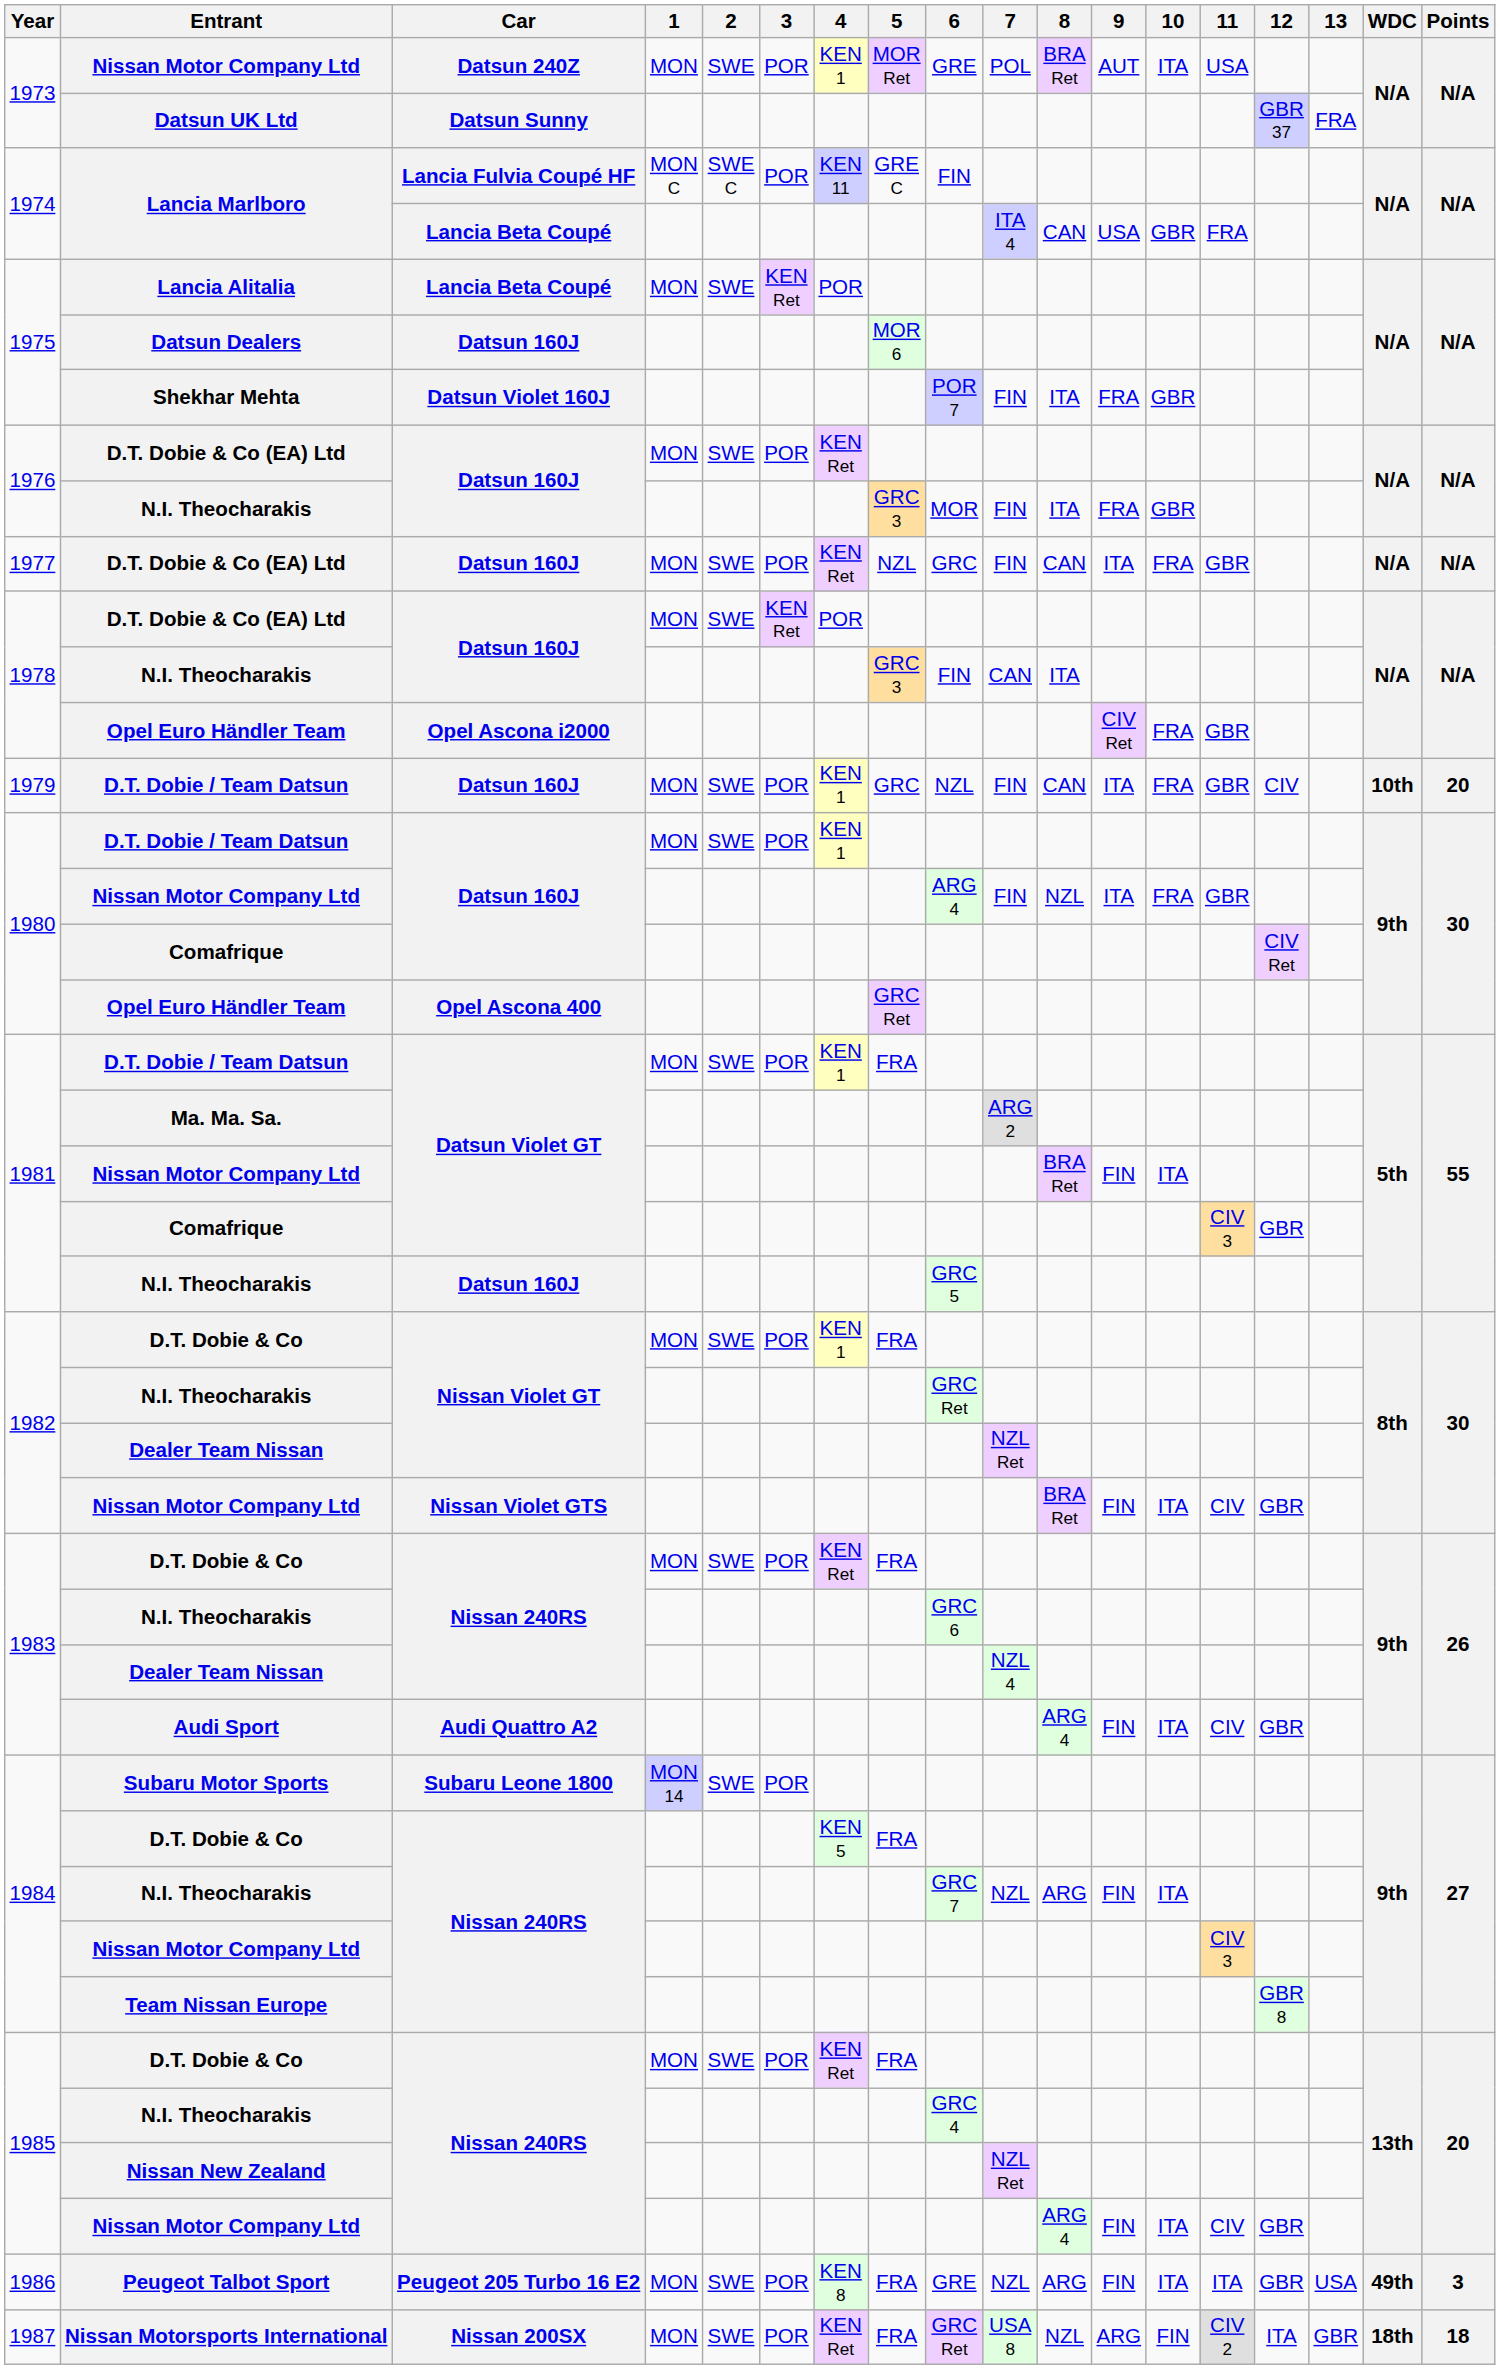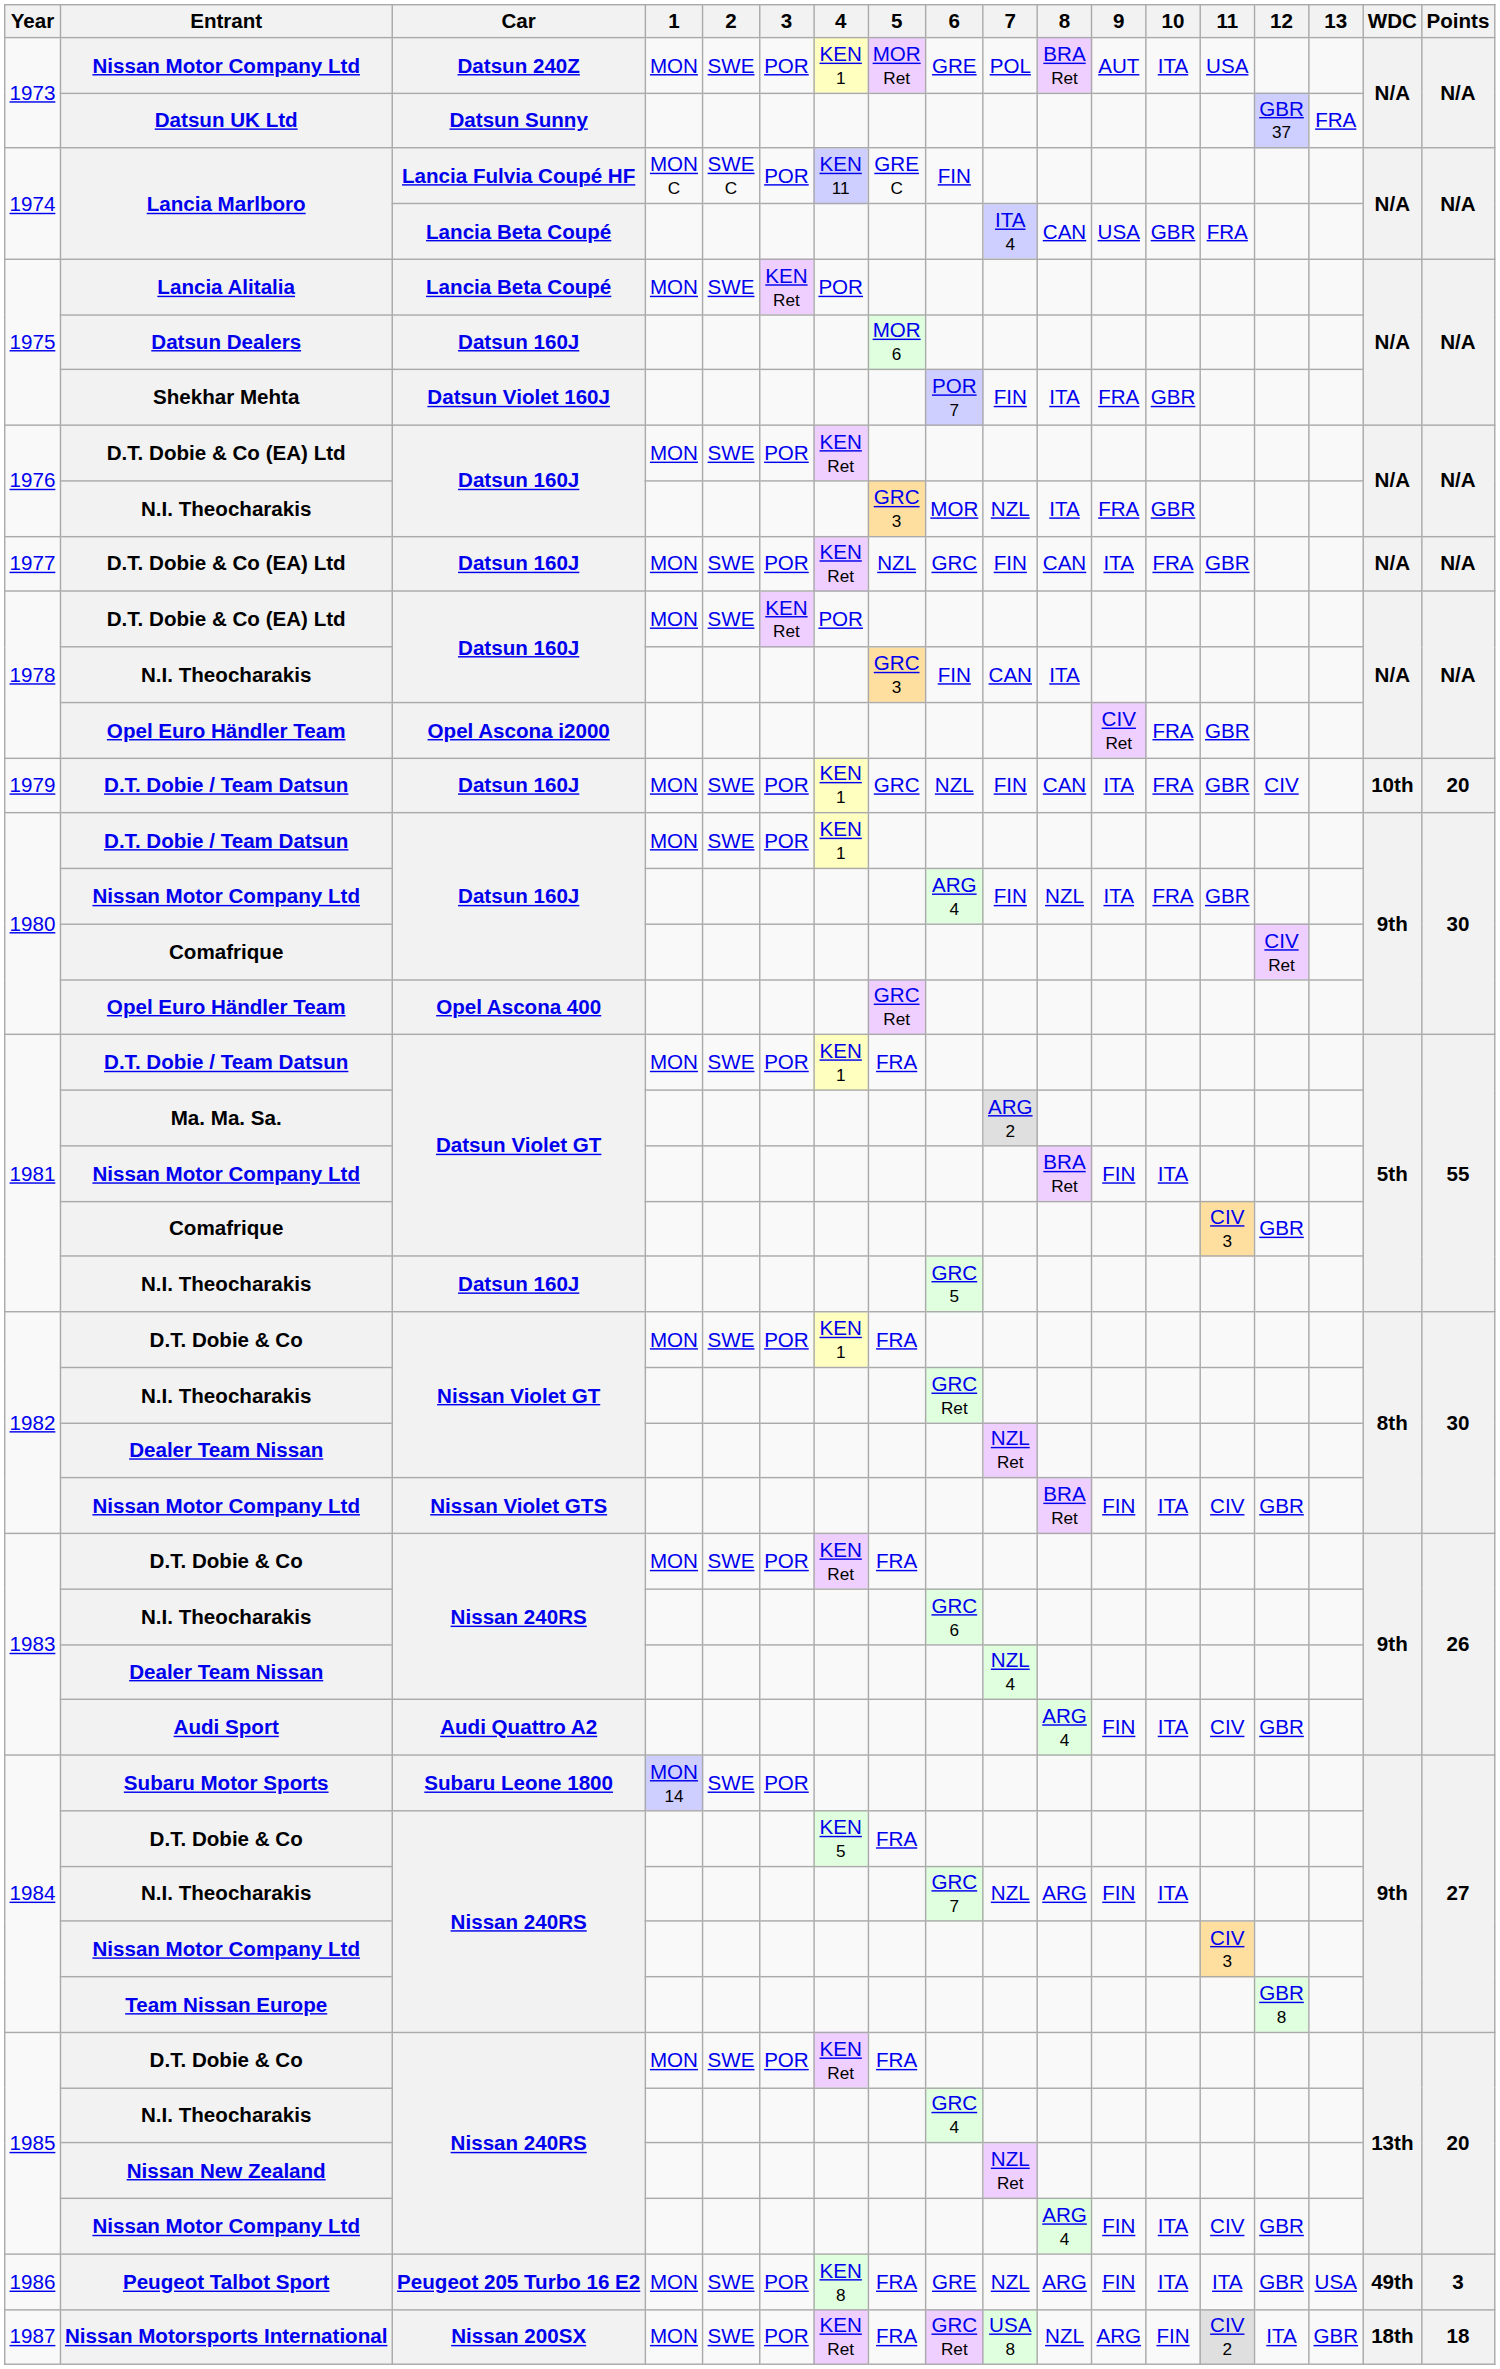(1010, 509) FIN -> (1010, 509) NZL
